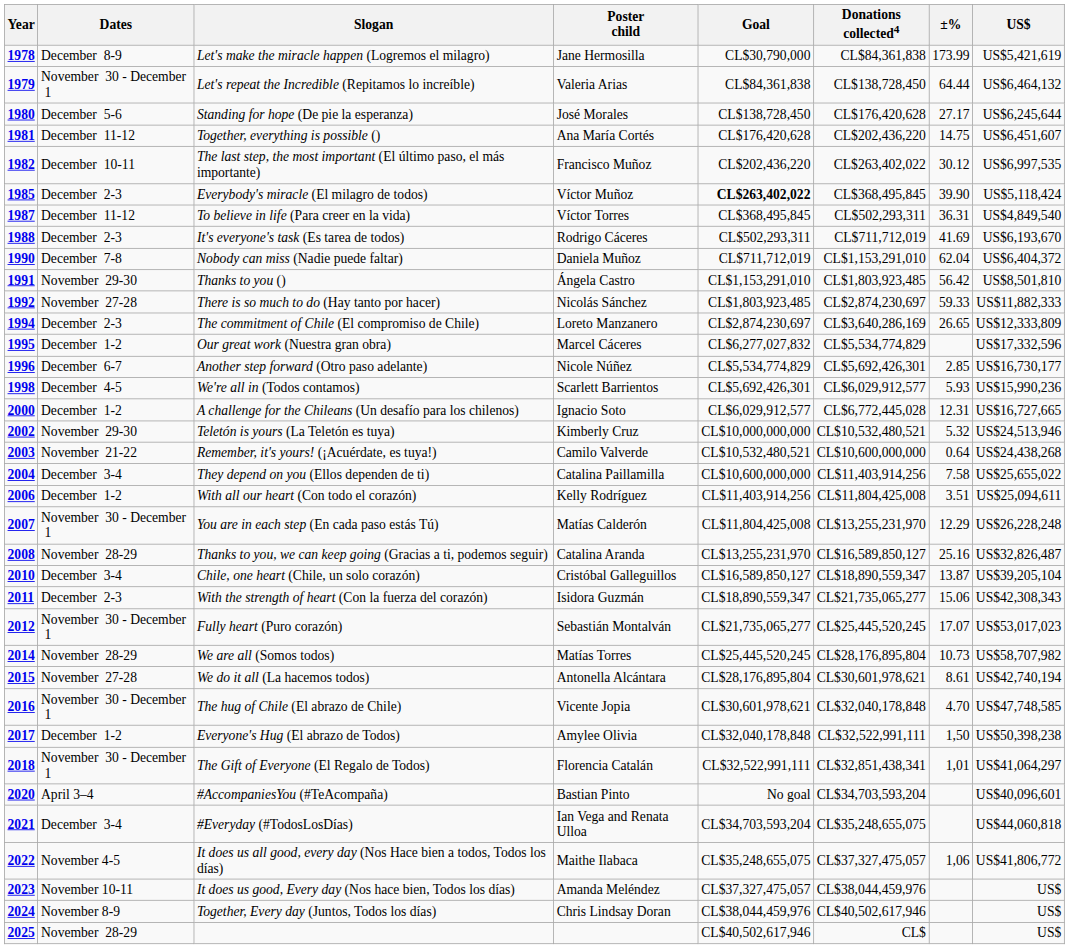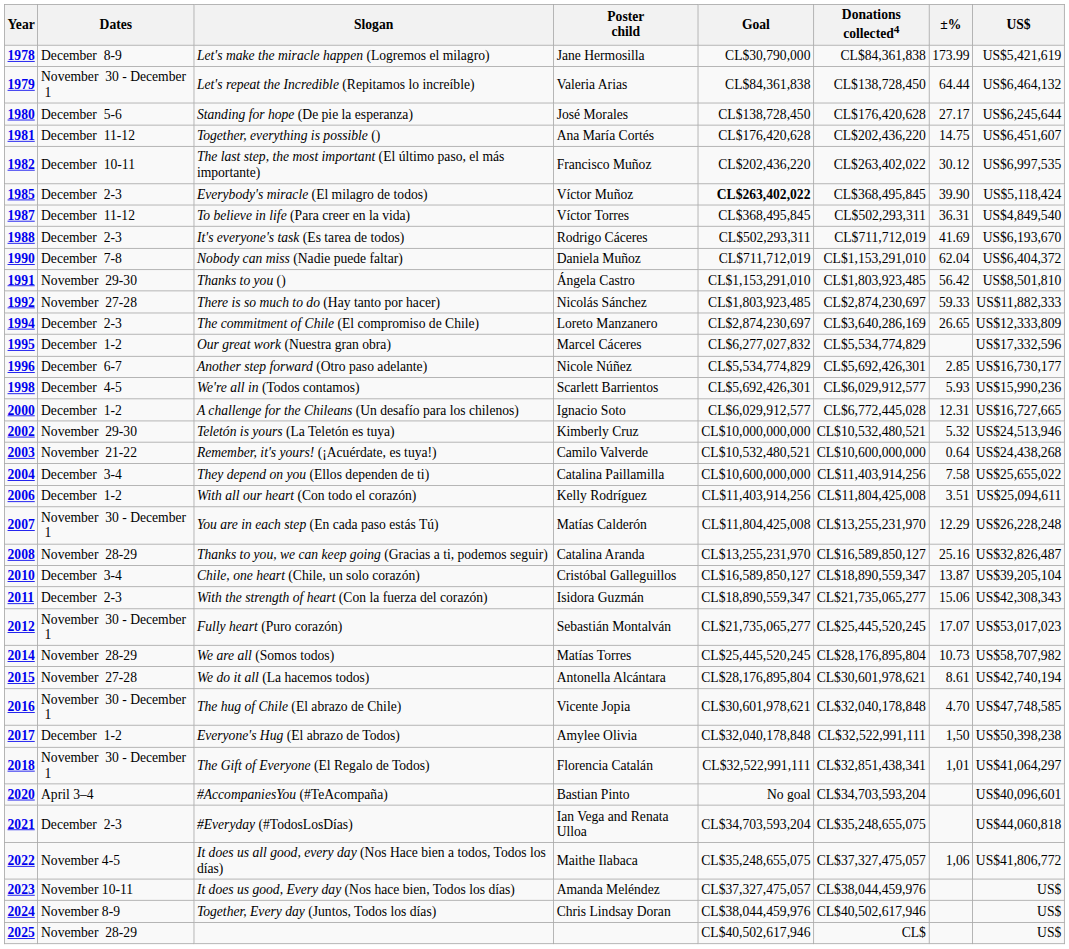(81, 823) December 3-4 -> (81, 823) December 2-3
